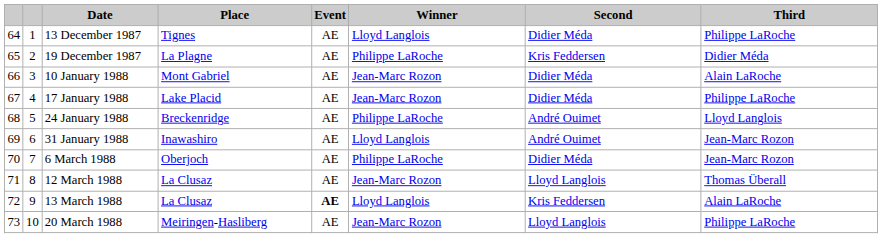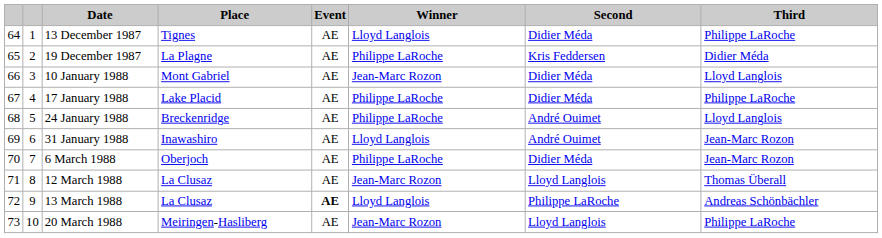(743, 76) Alain LaRoche -> (743, 76) Lloyd Langlois
(397, 97) Jean-Marc Rozon -> (397, 97) Philippe LaRoche
(567, 200) Kris Feddersen -> (574, 200) Philippe LaRoche
(743, 200) Alain LaRoche -> (761, 200) Andreas Schönbächler
